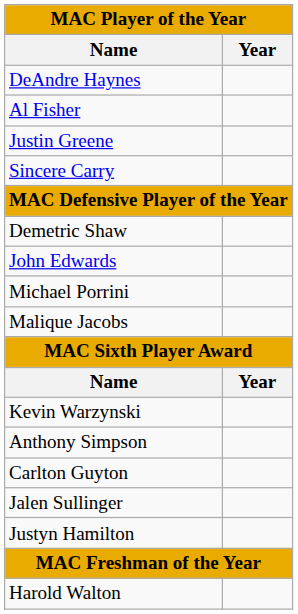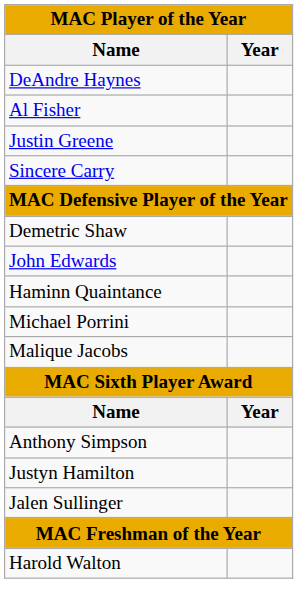+ row: (85, 291)
- row: (75, 412)
- row: (68, 472)
rows swapped: (72, 532) <-> (66, 502)
